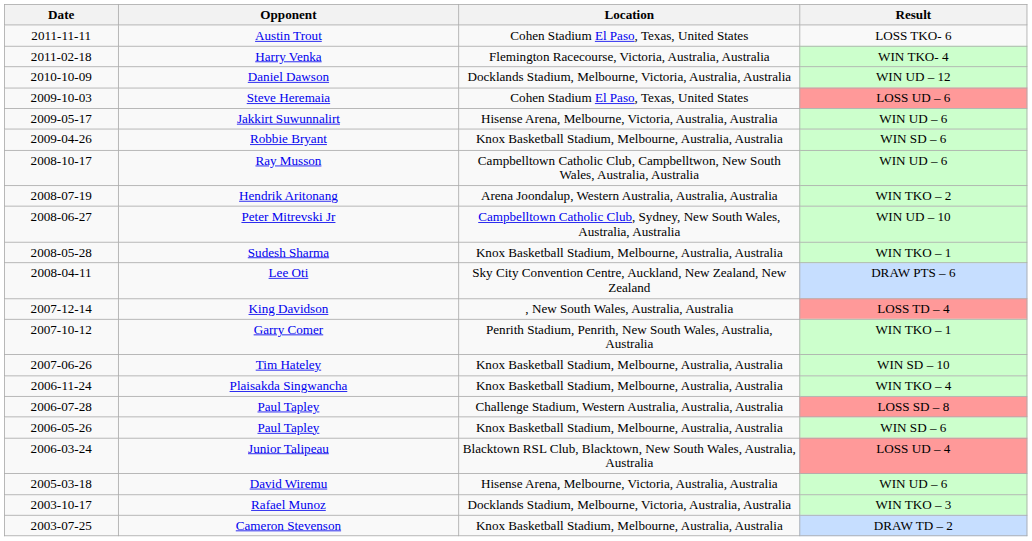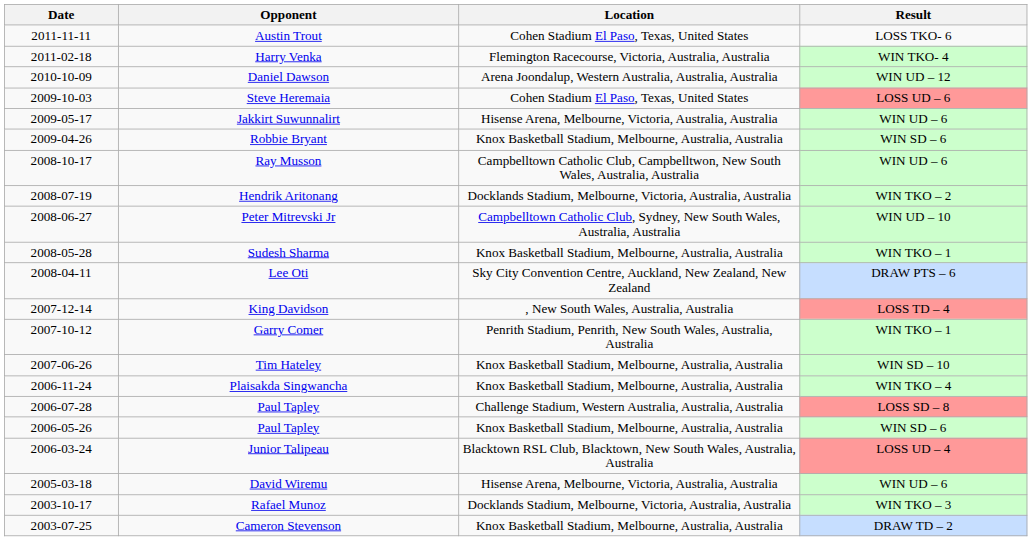(629, 77) Docklands Stadium, Melbourne, Victoria, Australia, Australia -> (629, 77) Arena Joondalup, Western Australia, Australia, Australia
(629, 196) Arena Joondalup, Western Australia, Australia, Australia -> (629, 196) Docklands Stadium, Melbourne, Victoria, Australia, Australia
